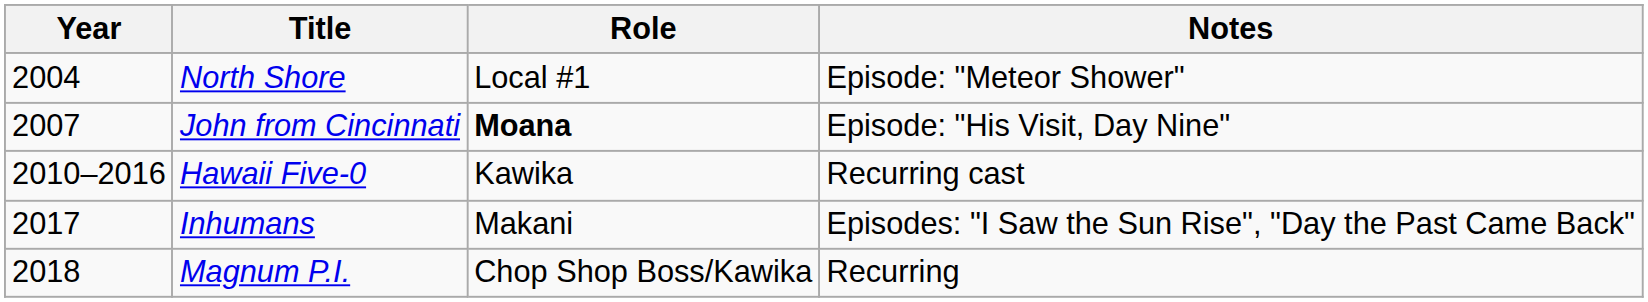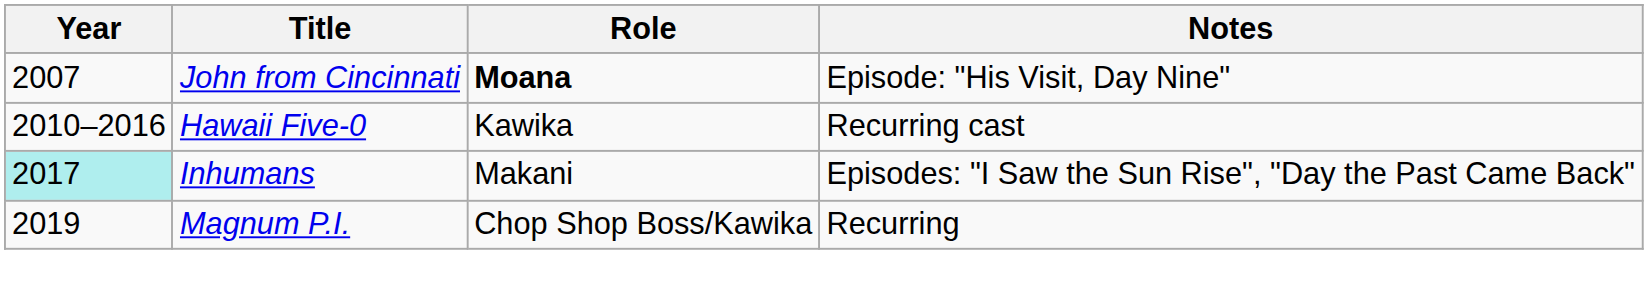- row: (263, 77)
(46, 223) no background -> (46, 175) paleturquoise background
(46, 272) 2018 -> (46, 223) 2019
